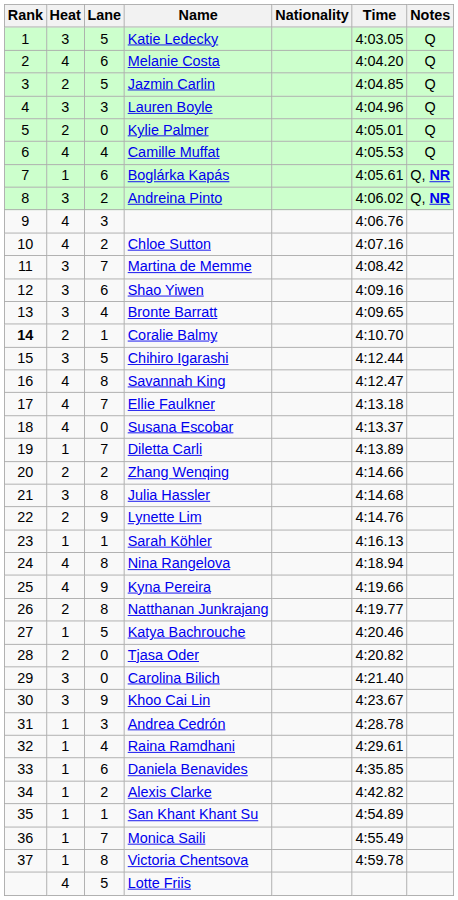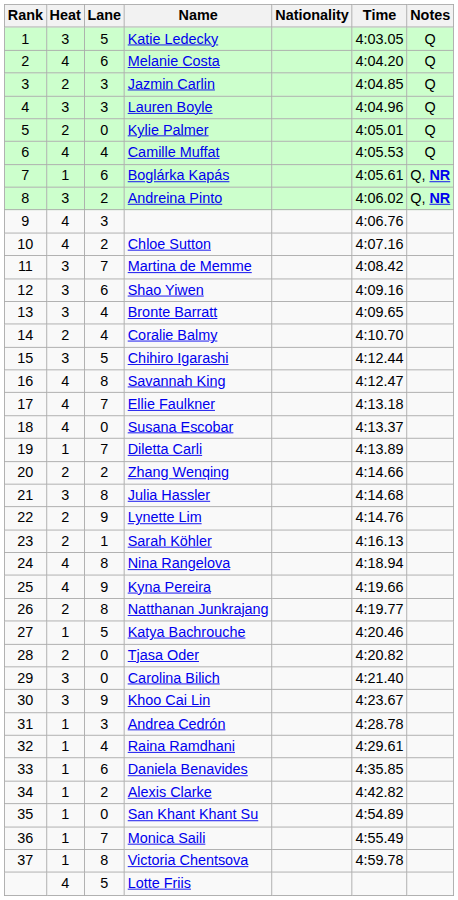(104, 84) 5 -> (104, 84) 3
(25, 335) bold -> (25, 335) normal
(104, 335) 1 -> (104, 335) 4
(65, 541) 1 -> (65, 541) 2
(104, 815) 1 -> (104, 815) 0
